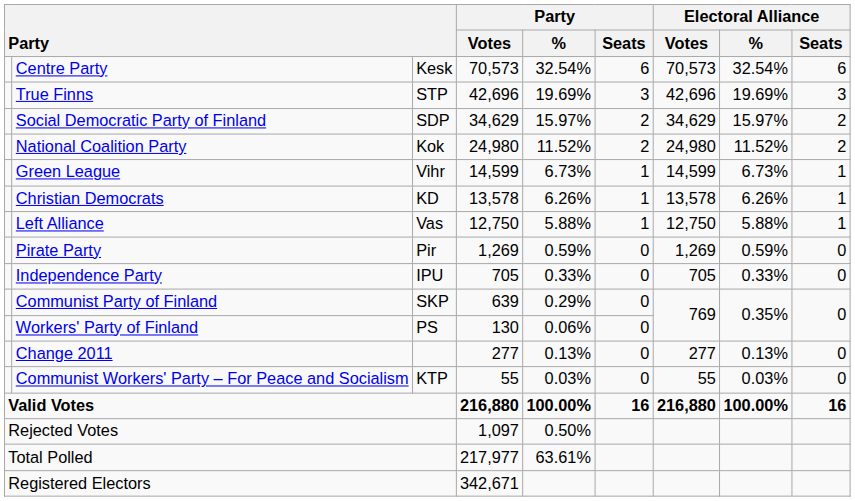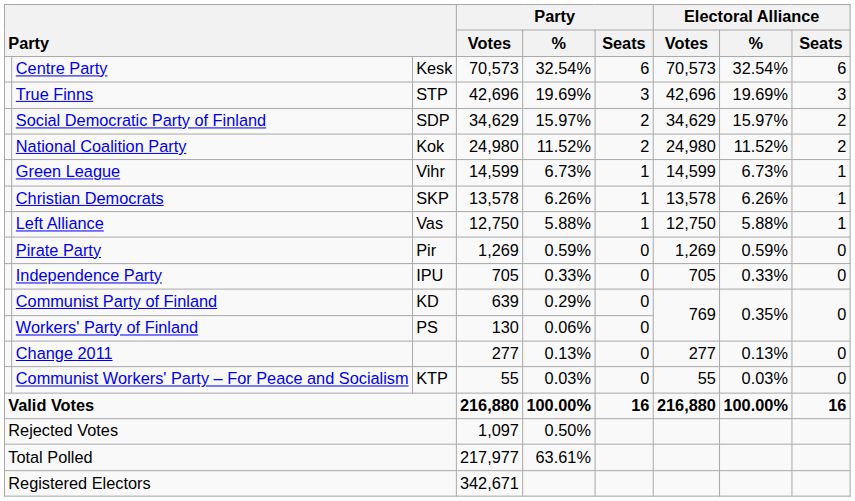(427, 198) KD -> (432, 198) SKP
(432, 302) SKP -> (427, 302) KD
